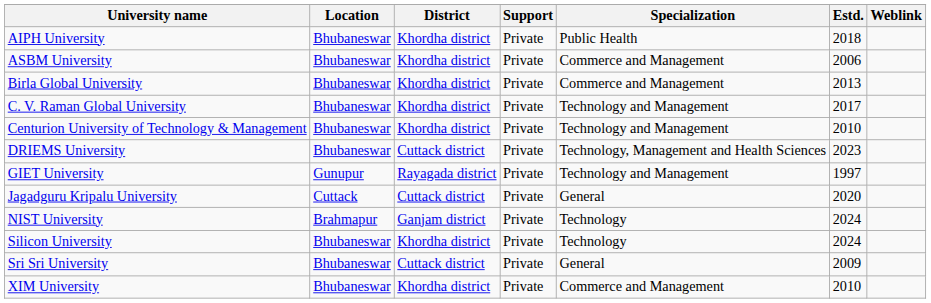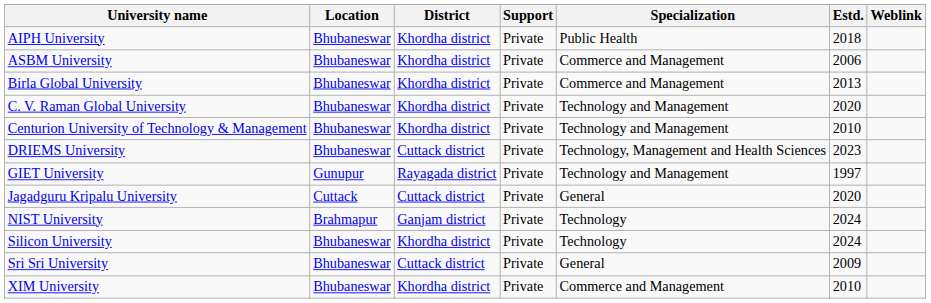(847, 106) 2017 -> (847, 106) 2020
